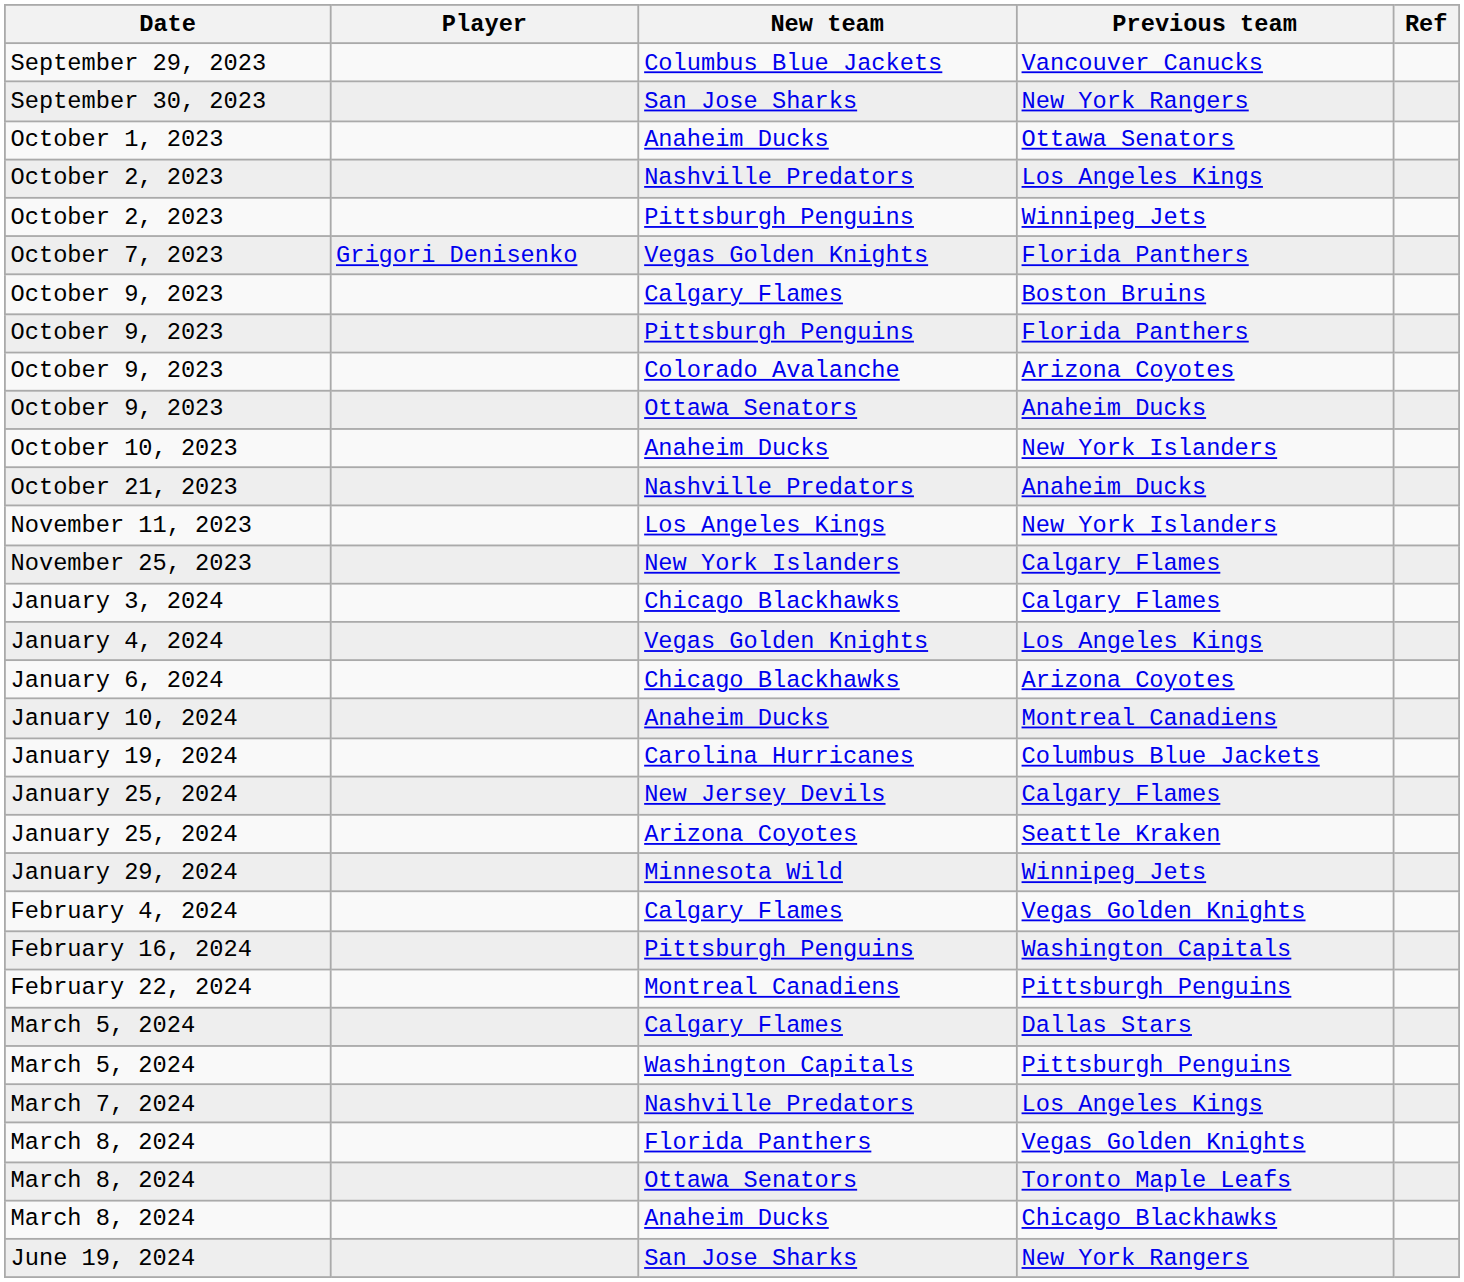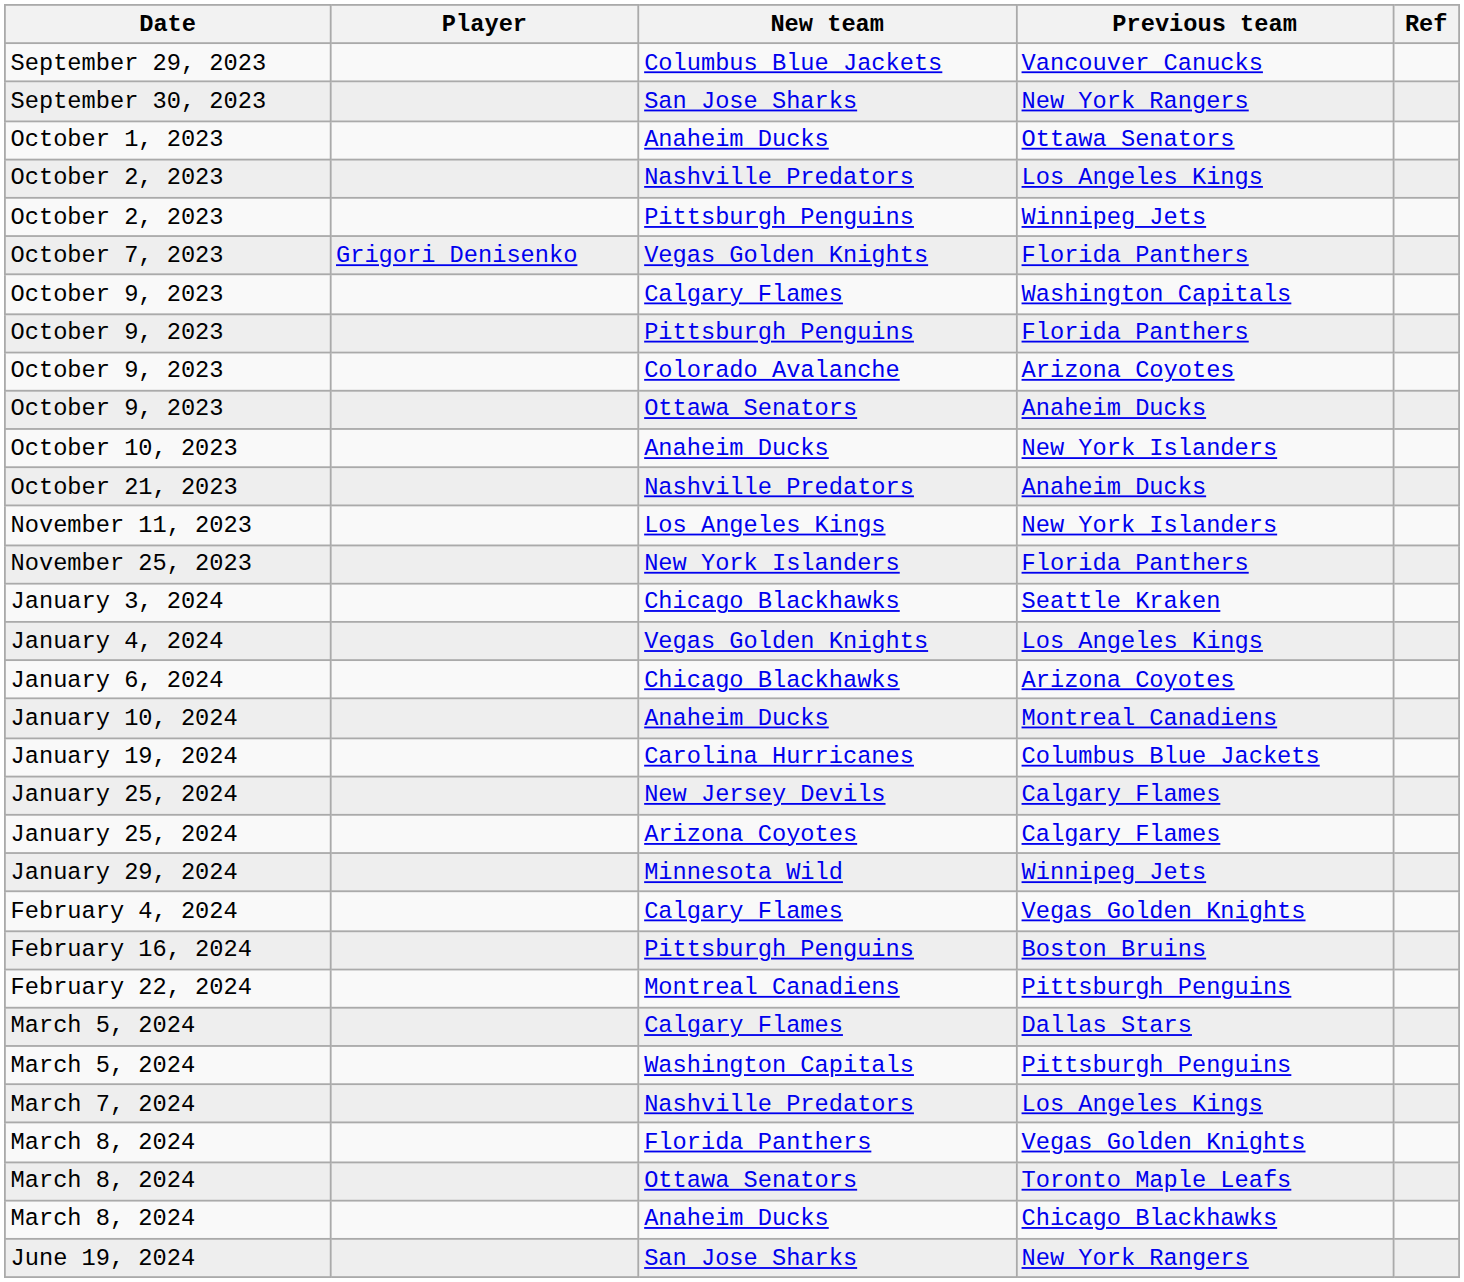(1114, 294) Boston Bruins -> (1156, 294) Washington Capitals
(1121, 564) Calgary Flames -> (1135, 564) Florida Panthers
(1121, 603) Calgary Flames -> (1121, 603) Seattle Kraken
(1121, 834) Seattle Kraken -> (1121, 834) Calgary Flames
(1156, 950) Washington Capitals -> (1114, 950) Boston Bruins
